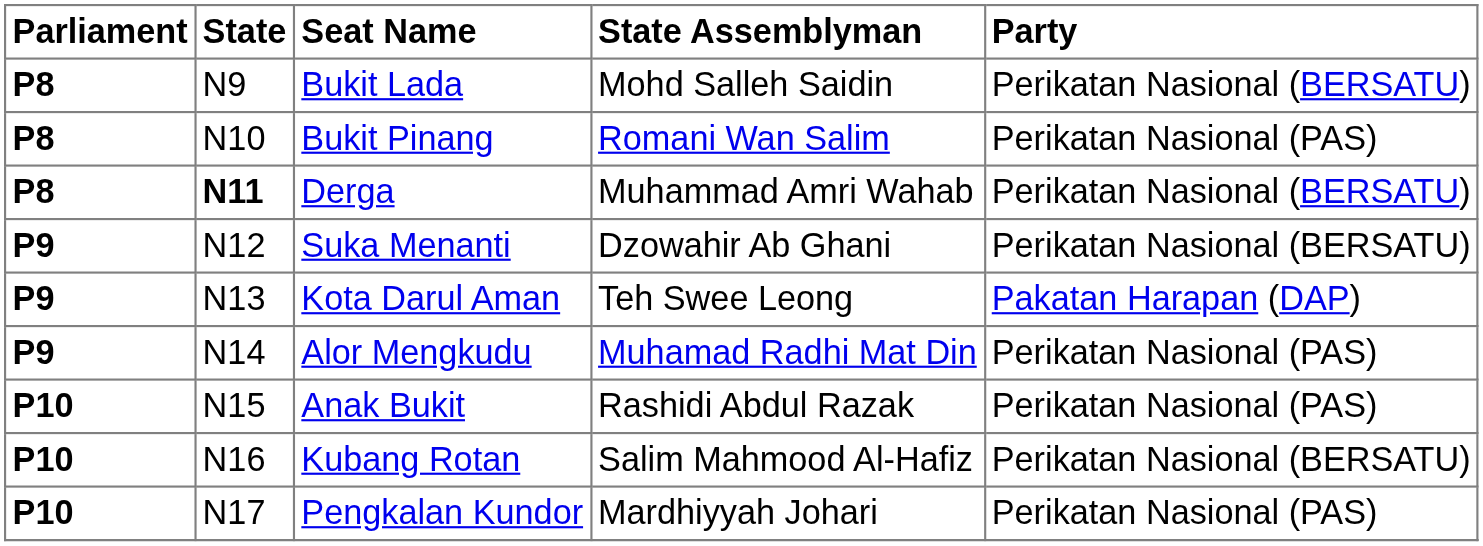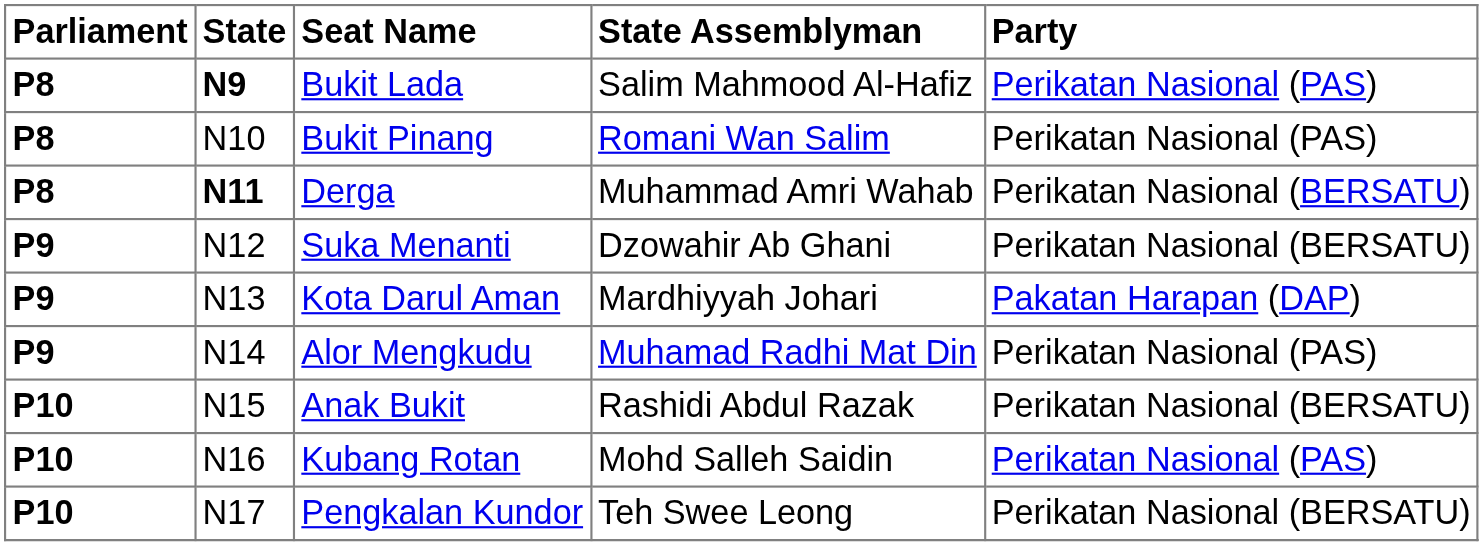(225, 84) normal -> (225, 84) bold
(746, 84) Mohd Salleh Saidin -> (785, 84) Salim Mahmood Al-Hafiz
(1231, 84) Perikatan Nasional (BERSATU) -> (1185, 84) Perikatan Nasional (PAS)
(726, 298) Teh Swee Leong -> (738, 298) Mardhiyyah Johari
(1185, 405) Perikatan Nasional (PAS) -> (1231, 405) Perikatan Nasional (BERSATU)
(785, 459) Salim Mahmood Al-Hafiz -> (746, 459) Mohd Salleh Saidin
(1231, 459) Perikatan Nasional (BERSATU) -> (1185, 459) Perikatan Nasional (PAS)
(738, 512) Mardhiyyah Johari -> (726, 512) Teh Swee Leong
(1185, 512) Perikatan Nasional (PAS) -> (1231, 512) Perikatan Nasional (BERSATU)
